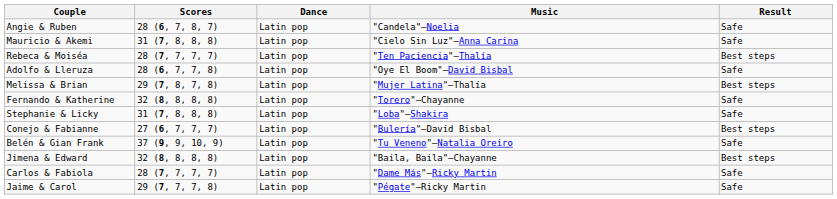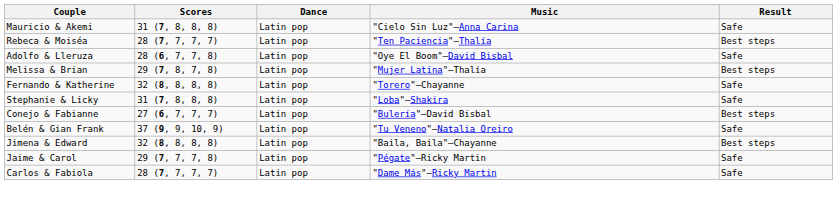- row: (42, 26)
rows swapped: (50, 172) <-> (42, 187)
